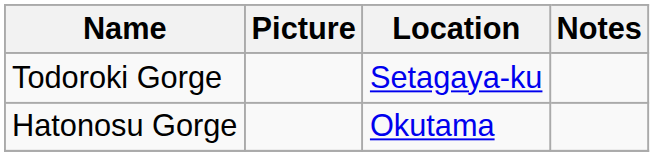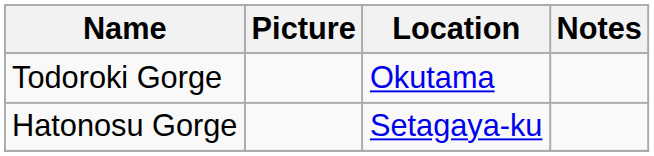(456, 77) Setagaya-ku -> (432, 77) Okutama
(432, 126) Okutama -> (456, 126) Setagaya-ku
